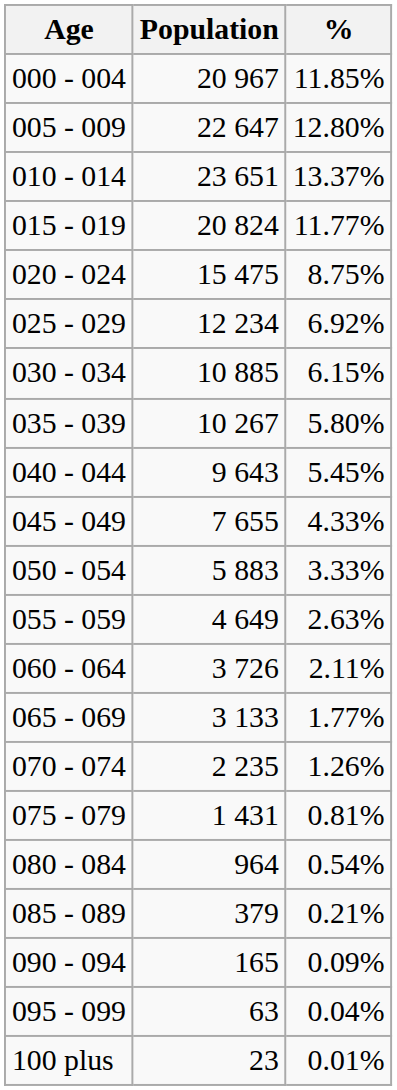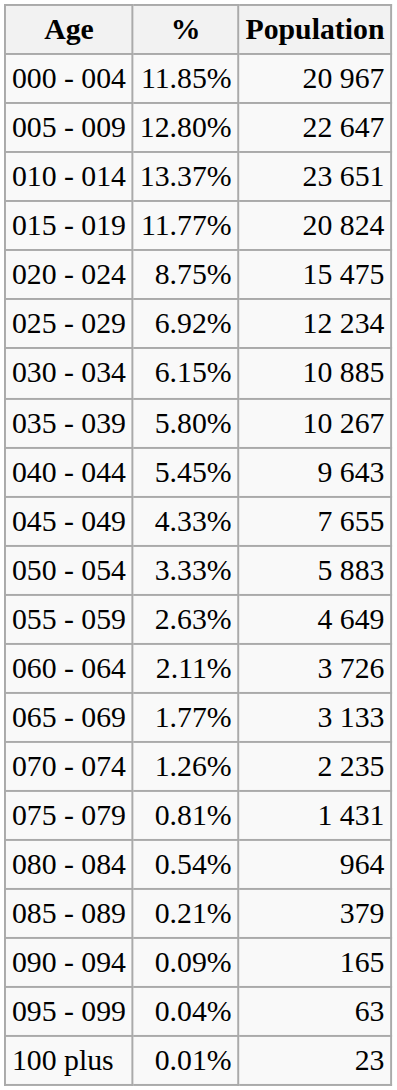columns swapped: (209, 29) <-> (339, 29)
